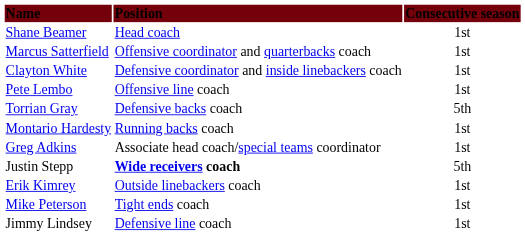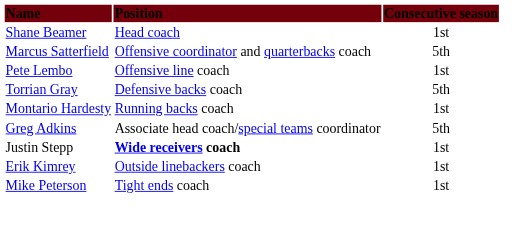(462, 51) 1st -> (441, 51) 5th
- row: (46, 70)
(462, 147) 1st -> (441, 128) 5th
(462, 166) 5th -> (441, 147) 1st
- row: (49, 224)
